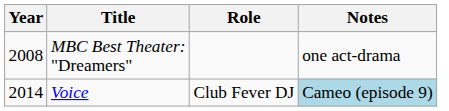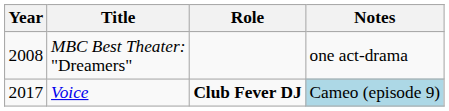(26, 92) 2014 -> (26, 92) 2017
(244, 92) normal -> (247, 92) bold
